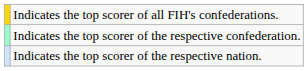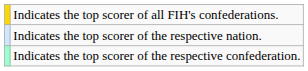rows swapped: (157, 35) <-> (138, 55)
